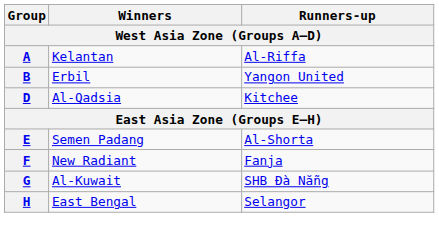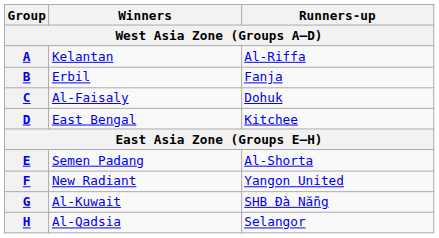(294, 77) Yangon United -> (263, 77) Fanja
+ row: (27, 98)
(86, 98) Al-Qadsia -> (94, 119) East Bengal
(263, 160) Fanja -> (294, 181) Yangon United
(94, 202) East Bengal -> (86, 223) Al-Qadsia
